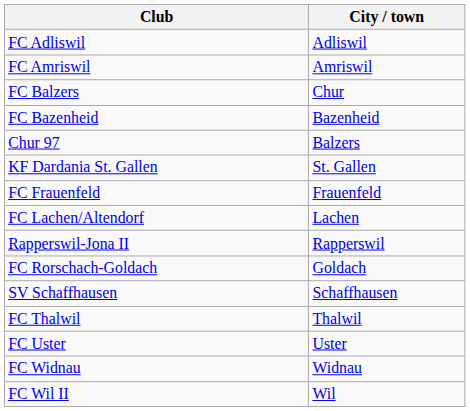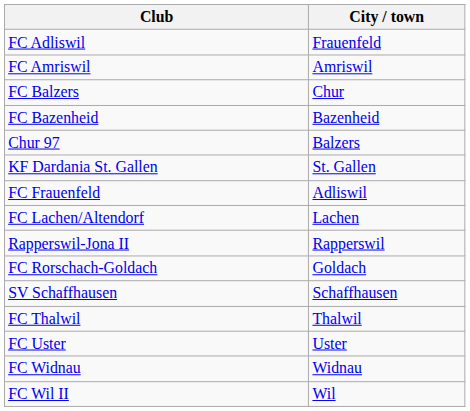(340, 42) Adliswil -> (347, 42) Frauenfeld
(347, 192) Frauenfeld -> (340, 192) Adliswil
